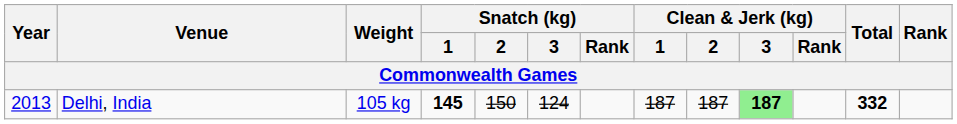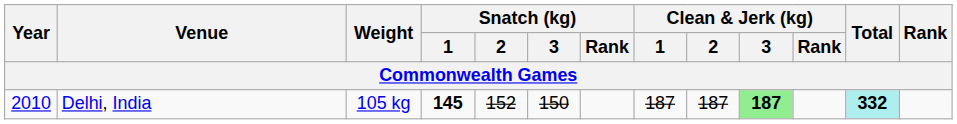(31, 103) 2013 -> (31, 103) 2010
(501, 103) 150 -> (501, 103) 152
(554, 103) 124 -> (554, 103) 150
(872, 103) no background -> (872, 103) paleturquoise background
